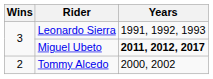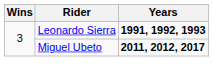(163, 30) normal -> (163, 30) bold
- row: (73, 64)
